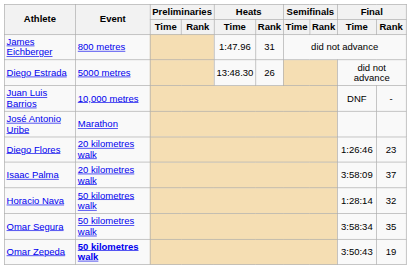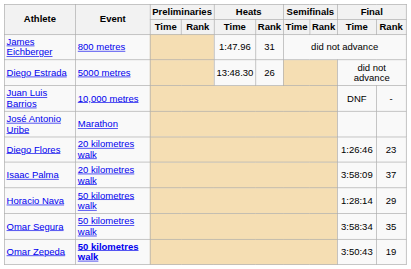(391, 201) 32 -> (391, 201) 29
